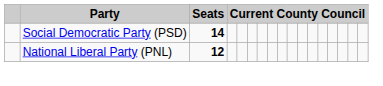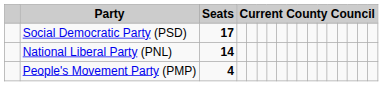(218, 33) 14 -> (227, 33) 17
(218, 52) 12 -> (227, 52) 14
+ row: (110, 71)
